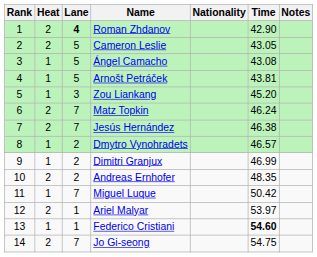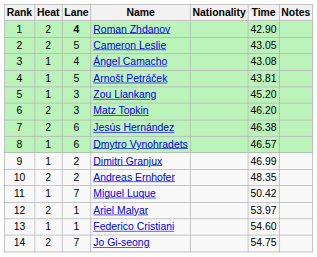(76, 62) 5 -> (76, 62) 4
(76, 111) 7 -> (76, 111) 3
(264, 111) 46.24 -> (264, 111) 46.20
(76, 128) 7 -> (76, 128) 6
(76, 144) 2 -> (76, 144) 6
(264, 227) bold -> (264, 227) normal
